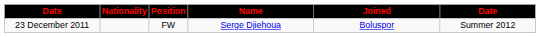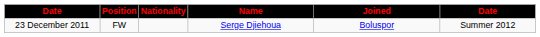columns swapped: (168, 12) <-> (124, 12)
